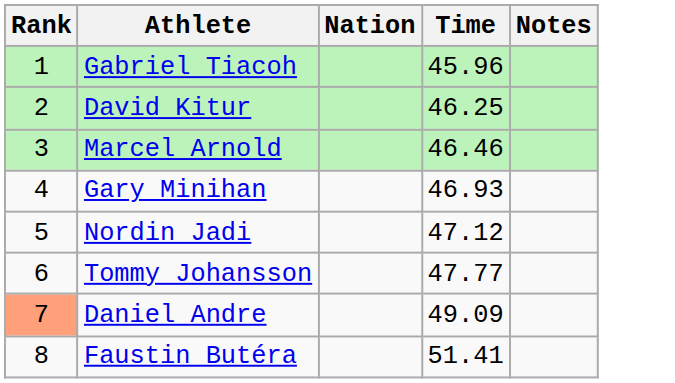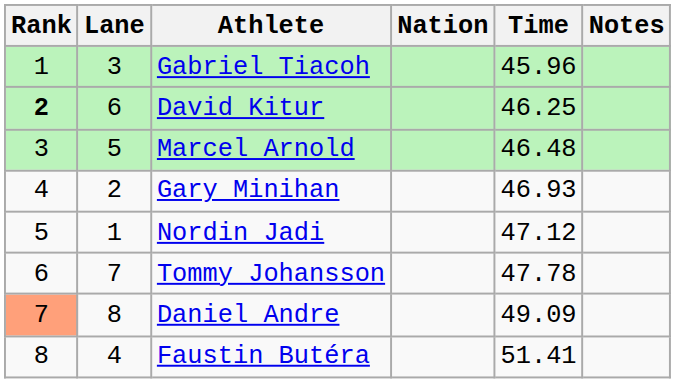+ column: (114, 26)
(41, 108) normal -> (41, 108) bold
(466, 150) 46.46 -> (539, 150) 46.48
(466, 274) 47.77 -> (539, 274) 47.78
